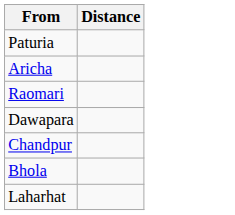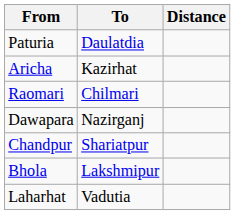+ column: (120, 17)
